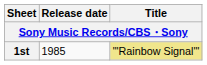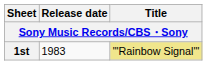(54, 51) 1985 -> (54, 51) 1983
